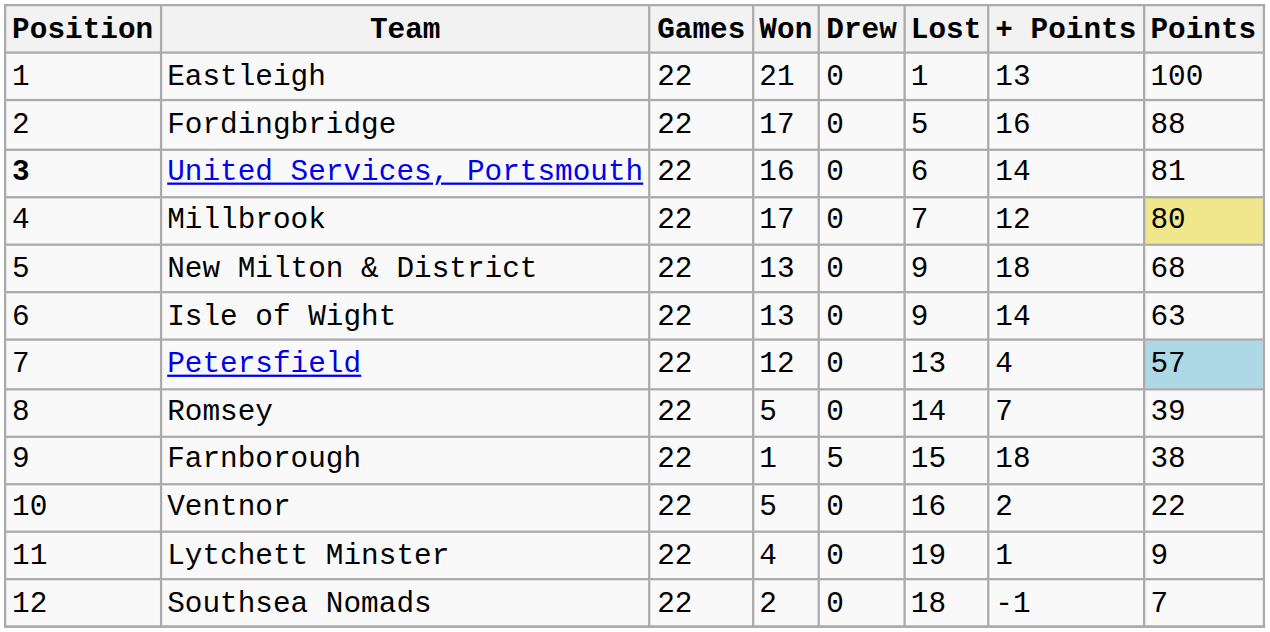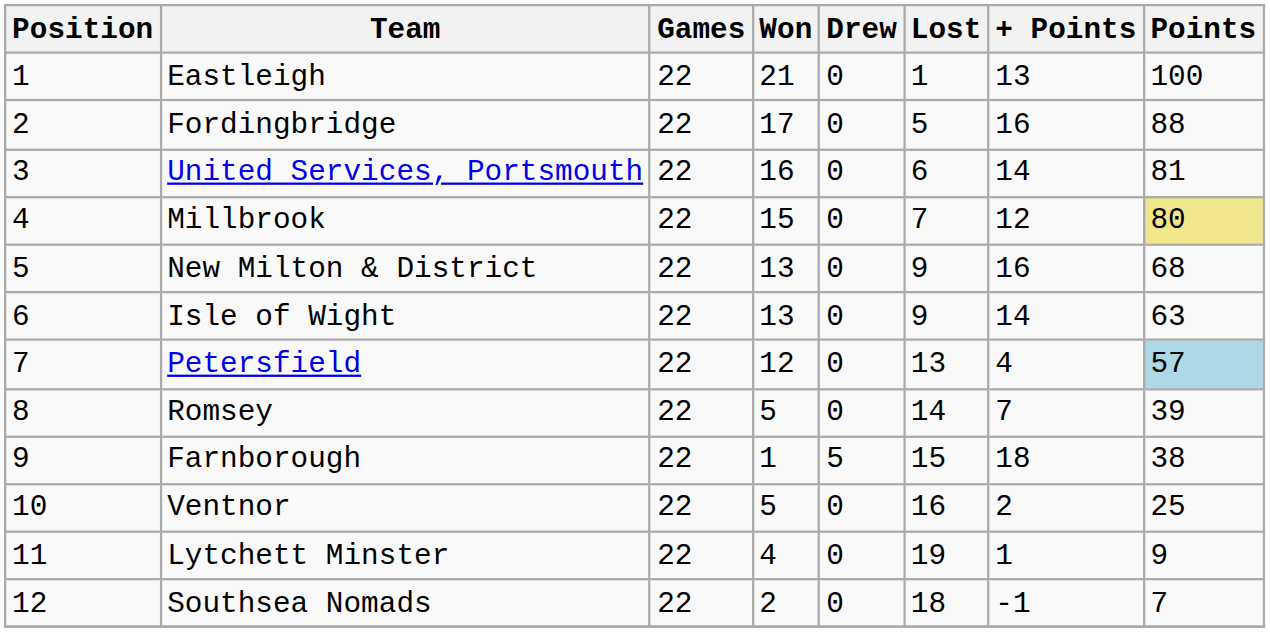(21, 173) bold -> (21, 173) normal
(777, 221) 17 -> (777, 221) 15
(1013, 268) 18 -> (1013, 268) 16
(1168, 508) 22 -> (1168, 508) 25
